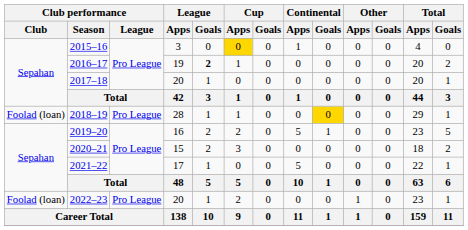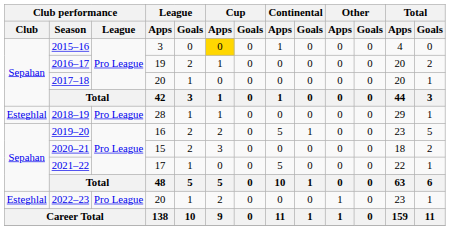(208, 64) bold -> (190, 64) normal
(36, 115) Foolad (loan) -> (27, 115) Esteghlal
(328, 115) gold background -> (310, 115) no background
(36, 200) Foolad (loan) -> (27, 200) Esteghlal
